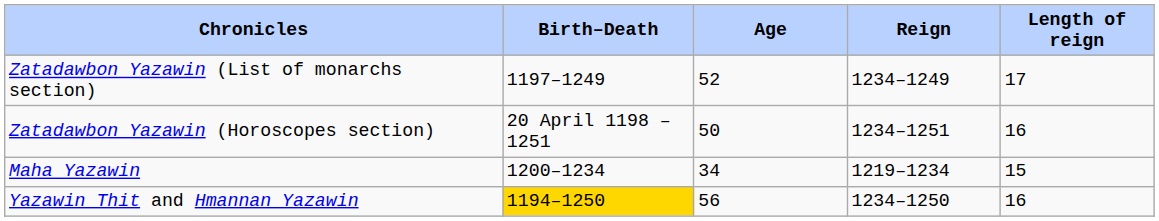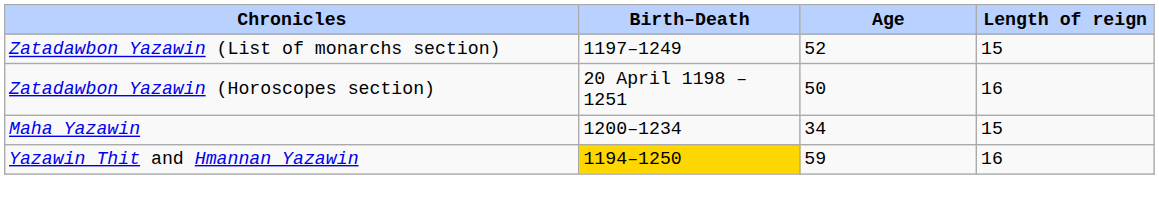- column: (924, 30)
(1016, 81) 17 -> (992, 49) 15
(709, 201) 56 -> (815, 159) 59
